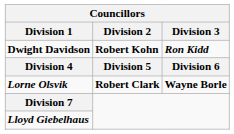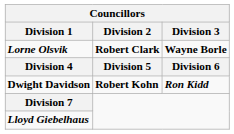rows swapped: (38, 84) <-> (49, 49)
